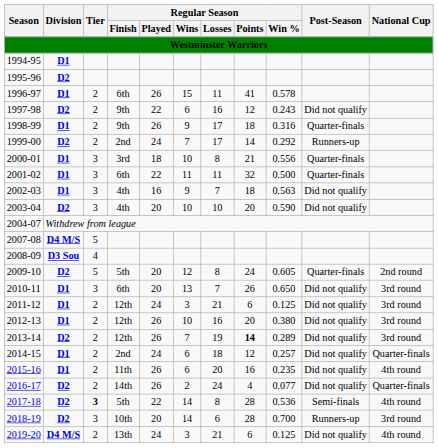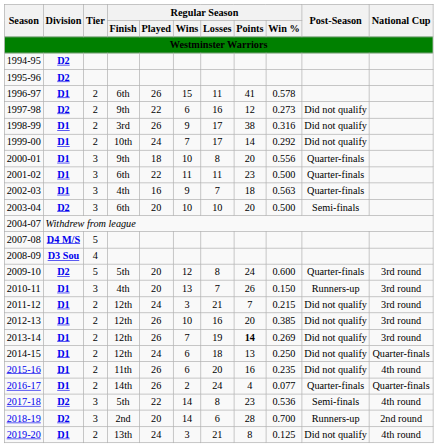(63, 61) D1 -> (63, 61) D2
(284, 110) 0.243 -> (284, 110) 0.273
(123, 126) 9th -> (123, 126) 3rd
(250, 126) 18 -> (250, 126) 38
(336, 126) Quarter-finals -> (336, 126) Did not qualify
(63, 142) D2 -> (63, 142) D1
(123, 142) 2nd -> (123, 142) 10th
(336, 142) Runners-up -> (336, 142) Did not qualify
(123, 158) 3rd -> (123, 158) 9th
(250, 158) 21 -> (250, 158) 20
(250, 175) 32 -> (250, 175) 23
(336, 191) Did not qualify -> (336, 191) Quarter-finals
(123, 207) 4th -> (123, 207) 6th
(284, 207) 0.590 -> (284, 207) 0.500
(336, 207) Did not qualify -> (336, 207) Semi-finals
(284, 272) 0.605 -> (284, 272) 0.600
(401, 272) 2nd round -> (401, 272) 3rd round
(123, 288) 6th -> (123, 288) 4th
(284, 288) 0.650 -> (284, 288) 0.150
(336, 288) Did not qualify -> (336, 288) Runners-up
(250, 304) 6 -> (250, 304) 7
(284, 304) 0.125 -> (284, 304) 0.215
(284, 321) 0.380 -> (284, 321) 0.385
(63, 337) D2 -> (63, 337) D1
(284, 337) 0.289 -> (284, 337) 0.269
(123, 353) 2nd -> (123, 353) 12th
(250, 353) 12 -> (250, 353) 13
(284, 353) 0.257 -> (284, 353) 0.250
(63, 386) D2 -> (63, 386) D1
(336, 386) Did not qualify -> (336, 386) Quarter-finals
(95, 402) bold -> (95, 402) normal
(250, 402) 28 -> (250, 402) 23
(123, 418) 10th -> (123, 418) 2nd
(401, 418) 3rd round -> (401, 418) 2nd round
(63, 434) D4 M/S -> (63, 434) D1
(250, 434) 6 -> (250, 434) 8
